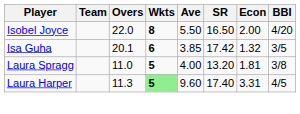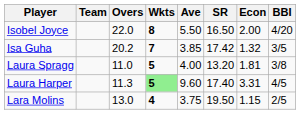(123, 48) 20.1 -> (123, 48) 20.2
(151, 48) 6 -> (151, 48) 7
+ row: (35, 100)
